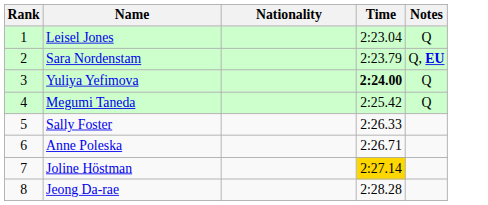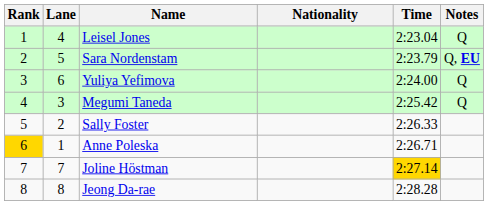+ column: (61, 15)
(381, 80) bold -> (417, 80) normal
(24, 146) no background -> (24, 146) gold background
